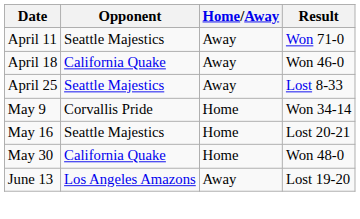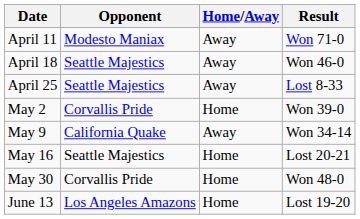(114, 39) Seattle Majestics -> (114, 39) Modesto Maniax
(115, 62) California Quake -> (114, 62) Seattle Majestics
+ row: (27, 109)
(108, 109) Corvallis Pride -> (115, 132) California Quake
(221, 109) Home -> (219, 132) Away
(115, 156) California Quake -> (108, 179) Corvallis Pride
(219, 179) Away -> (221, 202) Home
